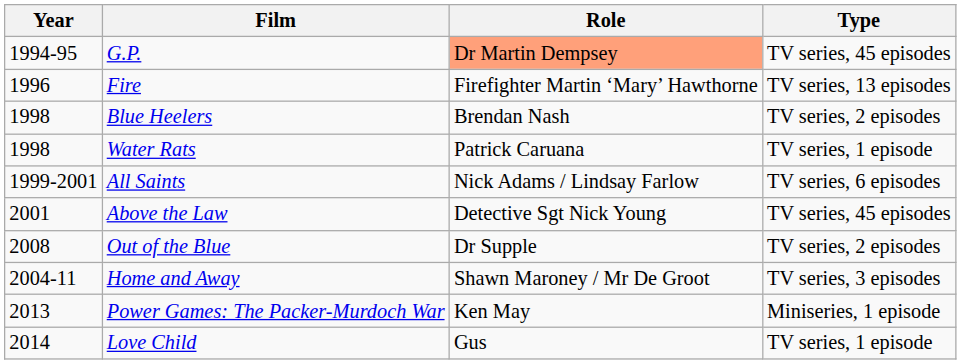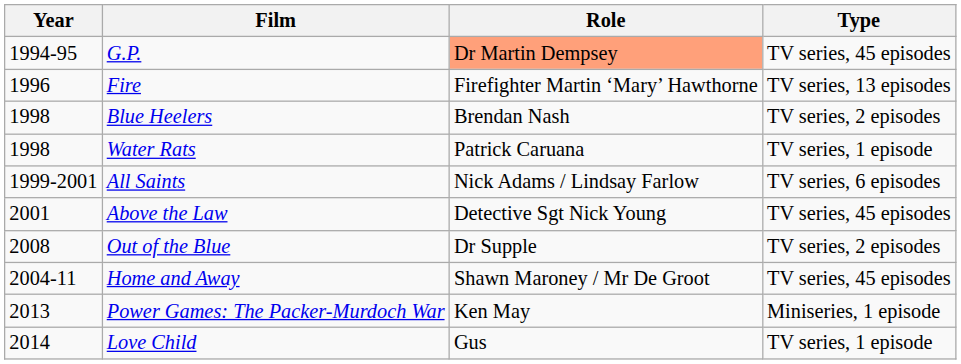(854, 278) TV series, 3 episodes -> (859, 278) TV series, 45 episodes
